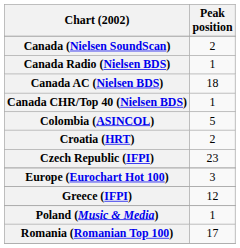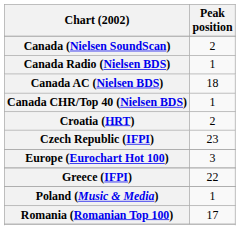- row: (97, 121)
(212, 196) 12 -> (212, 177) 22
